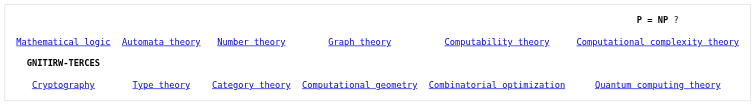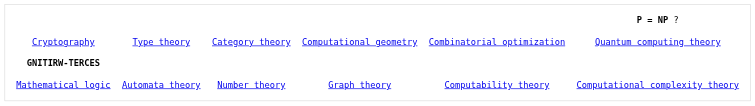rows swapped: (63, 42) <-> (63, 85)
